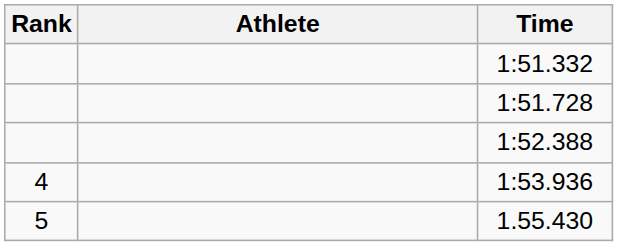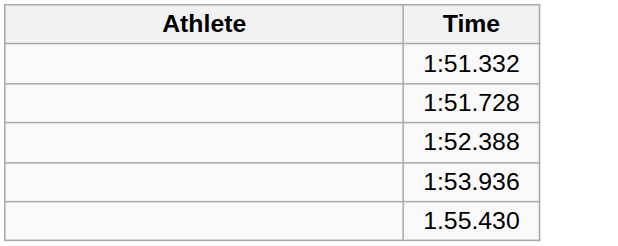- column: (41, 24)
